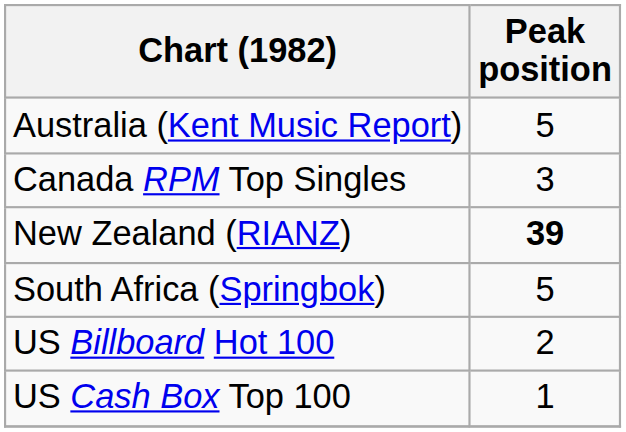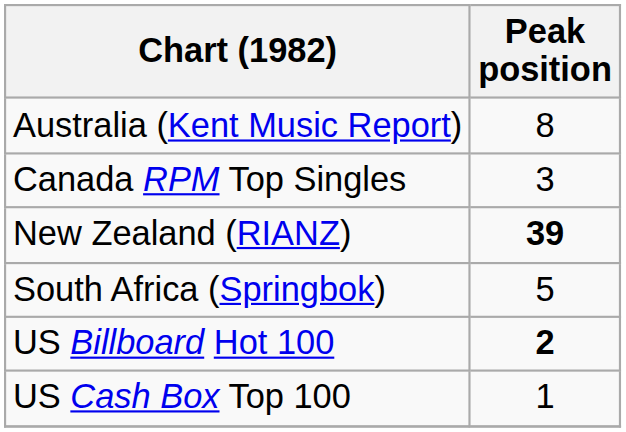(545, 125) 5 -> (545, 125) 8
(545, 343) normal -> (545, 343) bold
